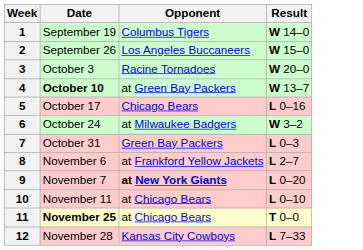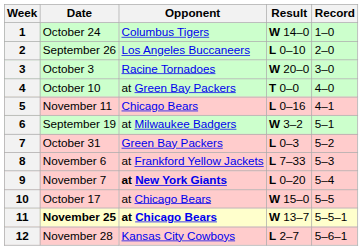+ column: (335, 13)
(79, 32) September 19 -> (72, 32) October 24
(289, 50) W 15–0 -> (287, 50) L 0–10
(73, 87) bold -> (72, 87) normal
(289, 87) W 13–7 -> (284, 87) T 0–0
(72, 106) October 17 -> (77, 106) November 11
(72, 124) October 24 -> (79, 124) September 19
(284, 161) L 2–7 -> (287, 161) L 7–33
(77, 198) November 11 -> (72, 198) October 17
(287, 198) L 0–10 -> (289, 198) W 15–0
(166, 217) normal -> (169, 217) bold
(284, 217) T 0–0 -> (289, 217) W 13–7
(287, 236) L 7–33 -> (284, 236) L 2–7
